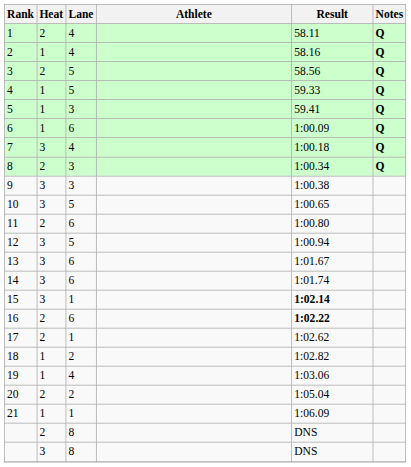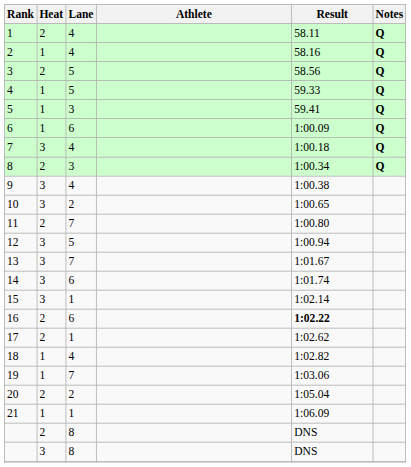(71, 185) 3 -> (71, 185) 4
(71, 204) 5 -> (71, 204) 2
(71, 223) 6 -> (71, 223) 7
(71, 261) 6 -> (71, 261) 7
(312, 299) bold -> (312, 299) normal
(71, 357) 2 -> (71, 357) 4
(71, 376) 4 -> (71, 376) 7
